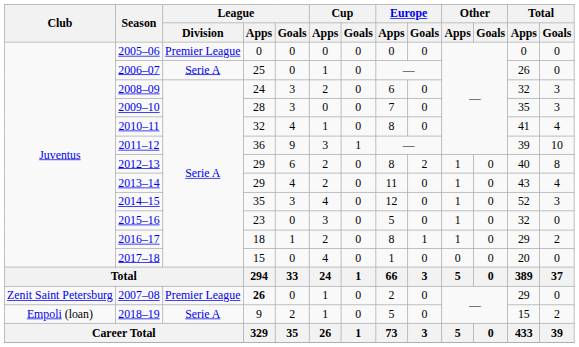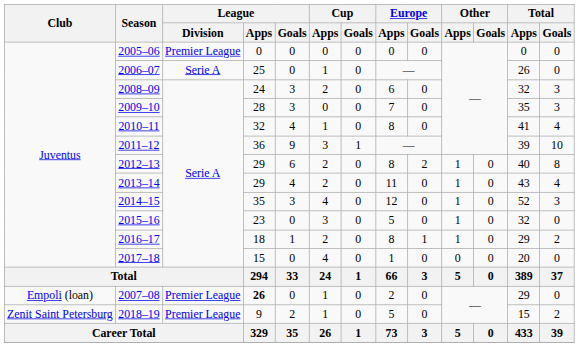(60, 295) Zenit Saint Petersburg -> (60, 295) Empoli (loan)
(60, 314) Empoli (loan) -> (60, 314) Zenit Saint Petersburg
(203, 314) Serie A -> (203, 314) Premier League
